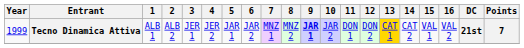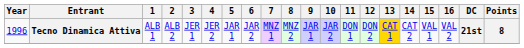(17, 31) 1999 -> (17, 31) 1996
(311, 31) bold -> (311, 31) normal
(502, 31) 7 -> (502, 31) 8
